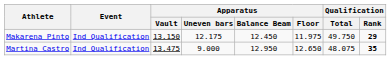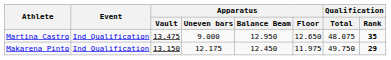rows swapped: (38, 48) <-> (38, 35)
